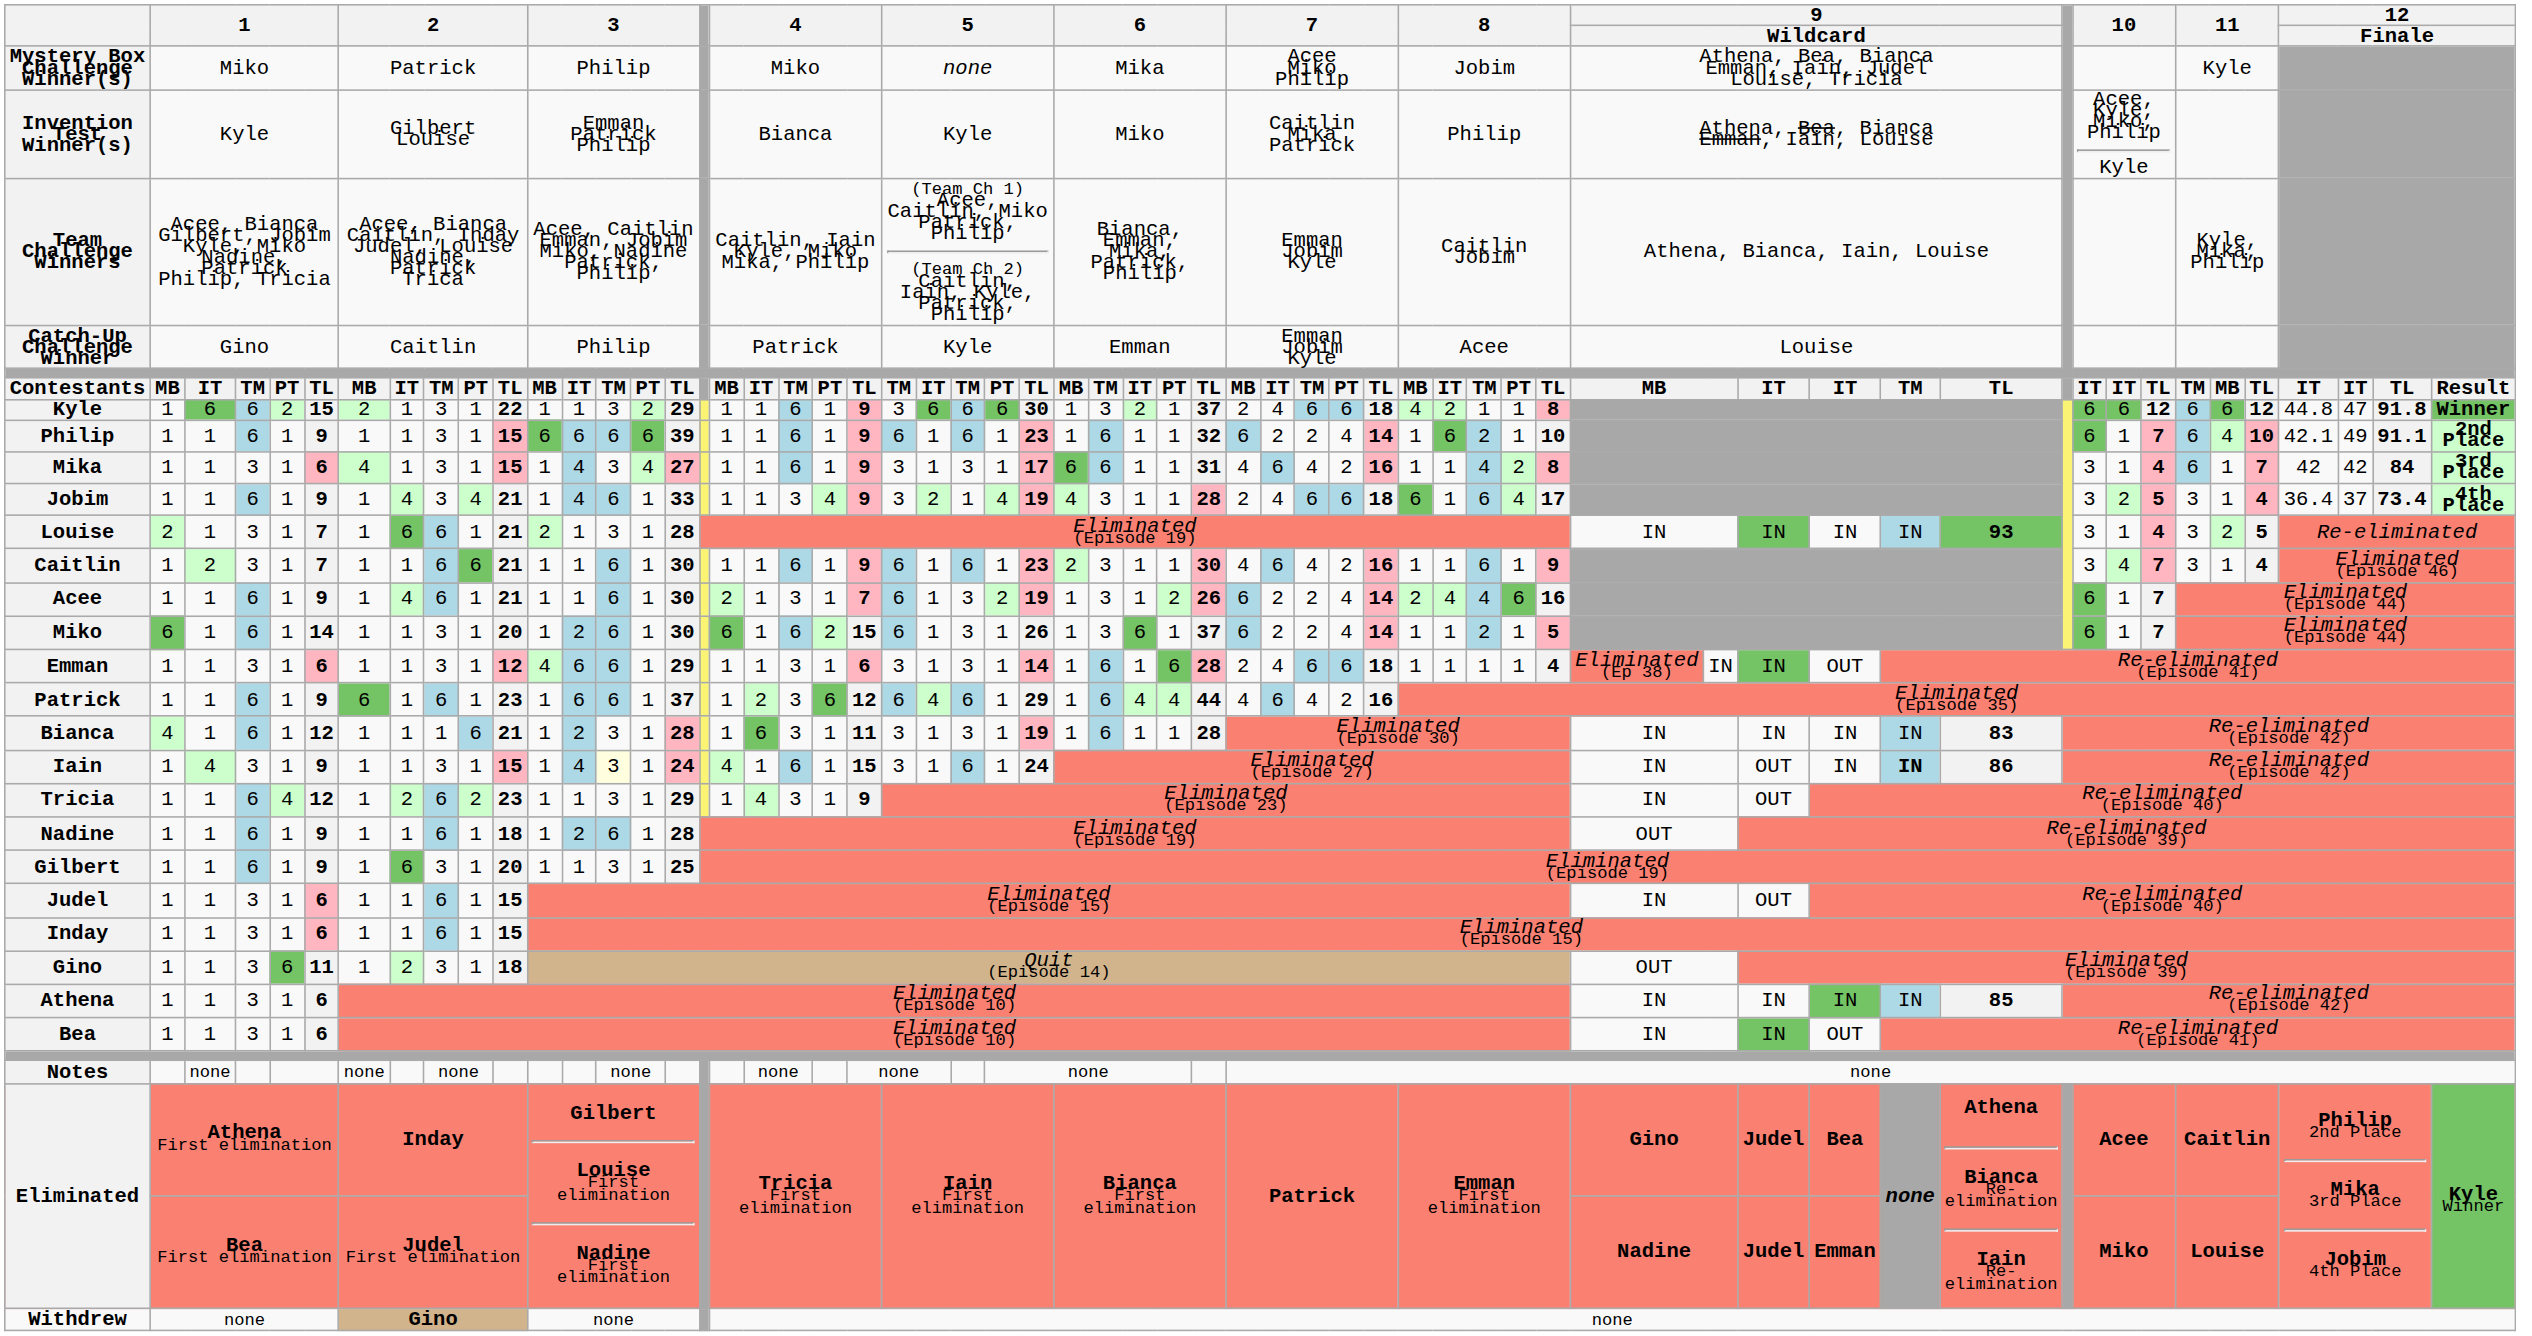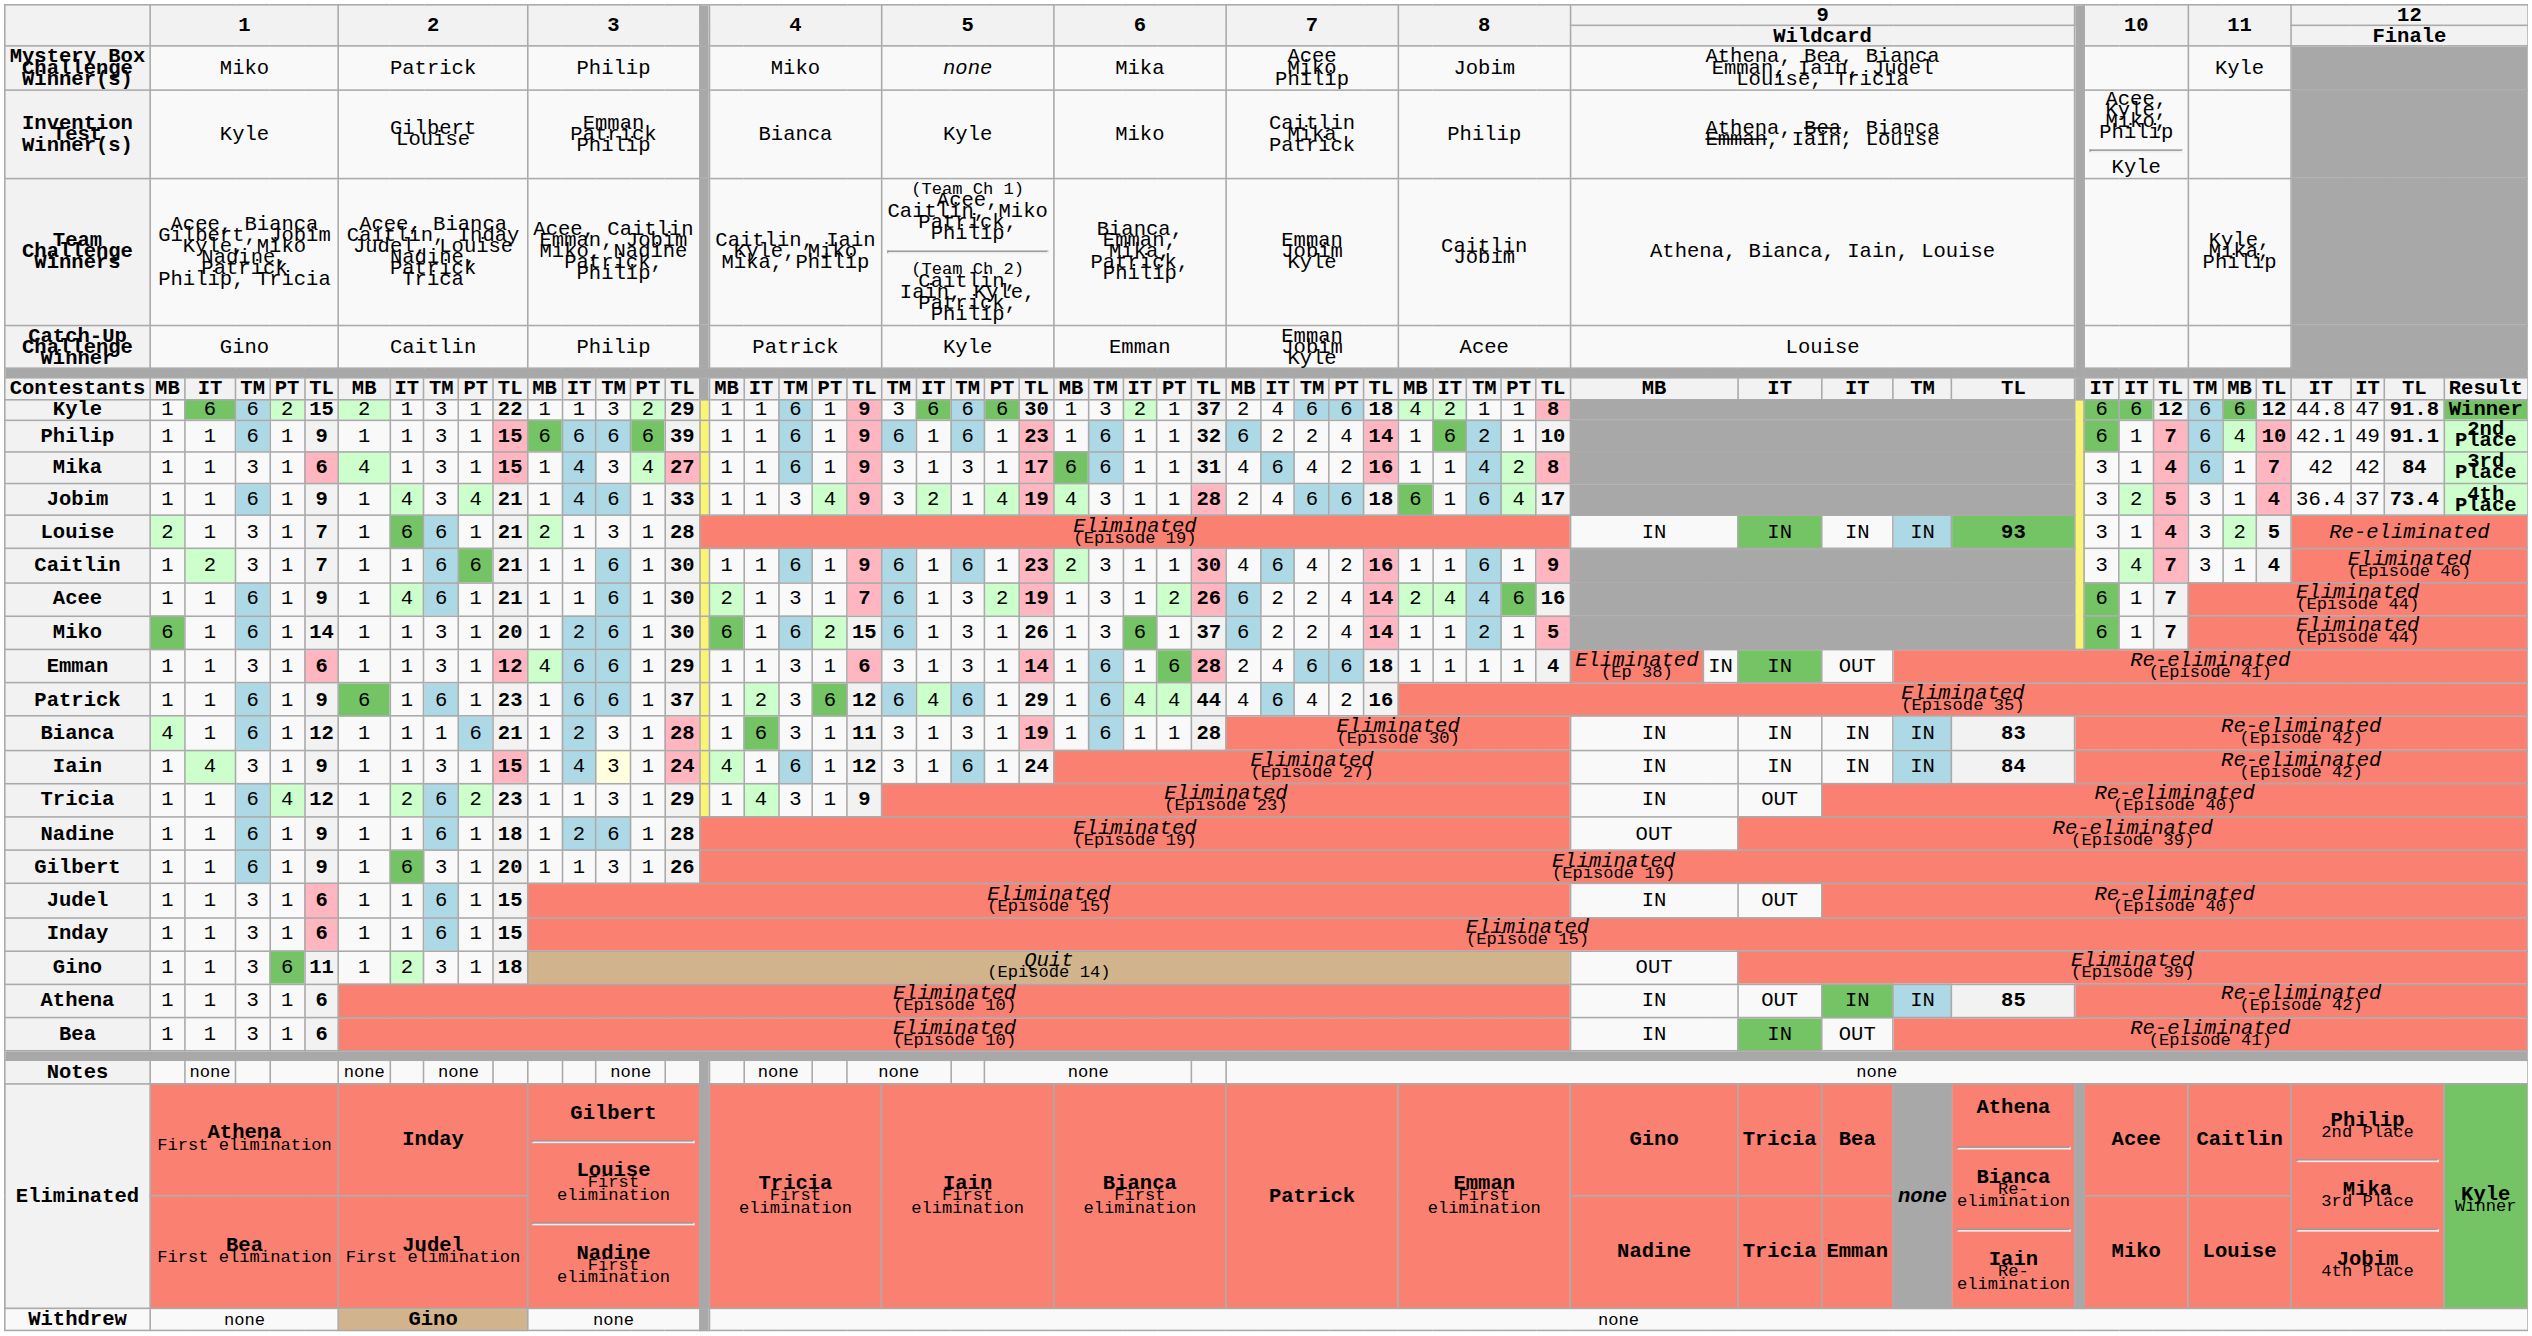(864, 767) 15 -> (864, 767) 12
(1774, 767) OUT -> (1780, 767) IN
(1910, 767) bold -> (1923, 767) normal
(2001, 767) 86 -> (2013, 767) 84
(682, 867) 25 -> (682, 867) 26
(1774, 1001) IN -> (1780, 1001) OUT
(1774, 1140) Judel -> (1780, 1140) Tricia
(1774, 1252) Judel -> (1780, 1252) Tricia
